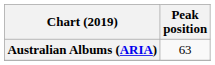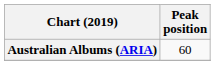(185, 49) 63 -> (185, 49) 60
